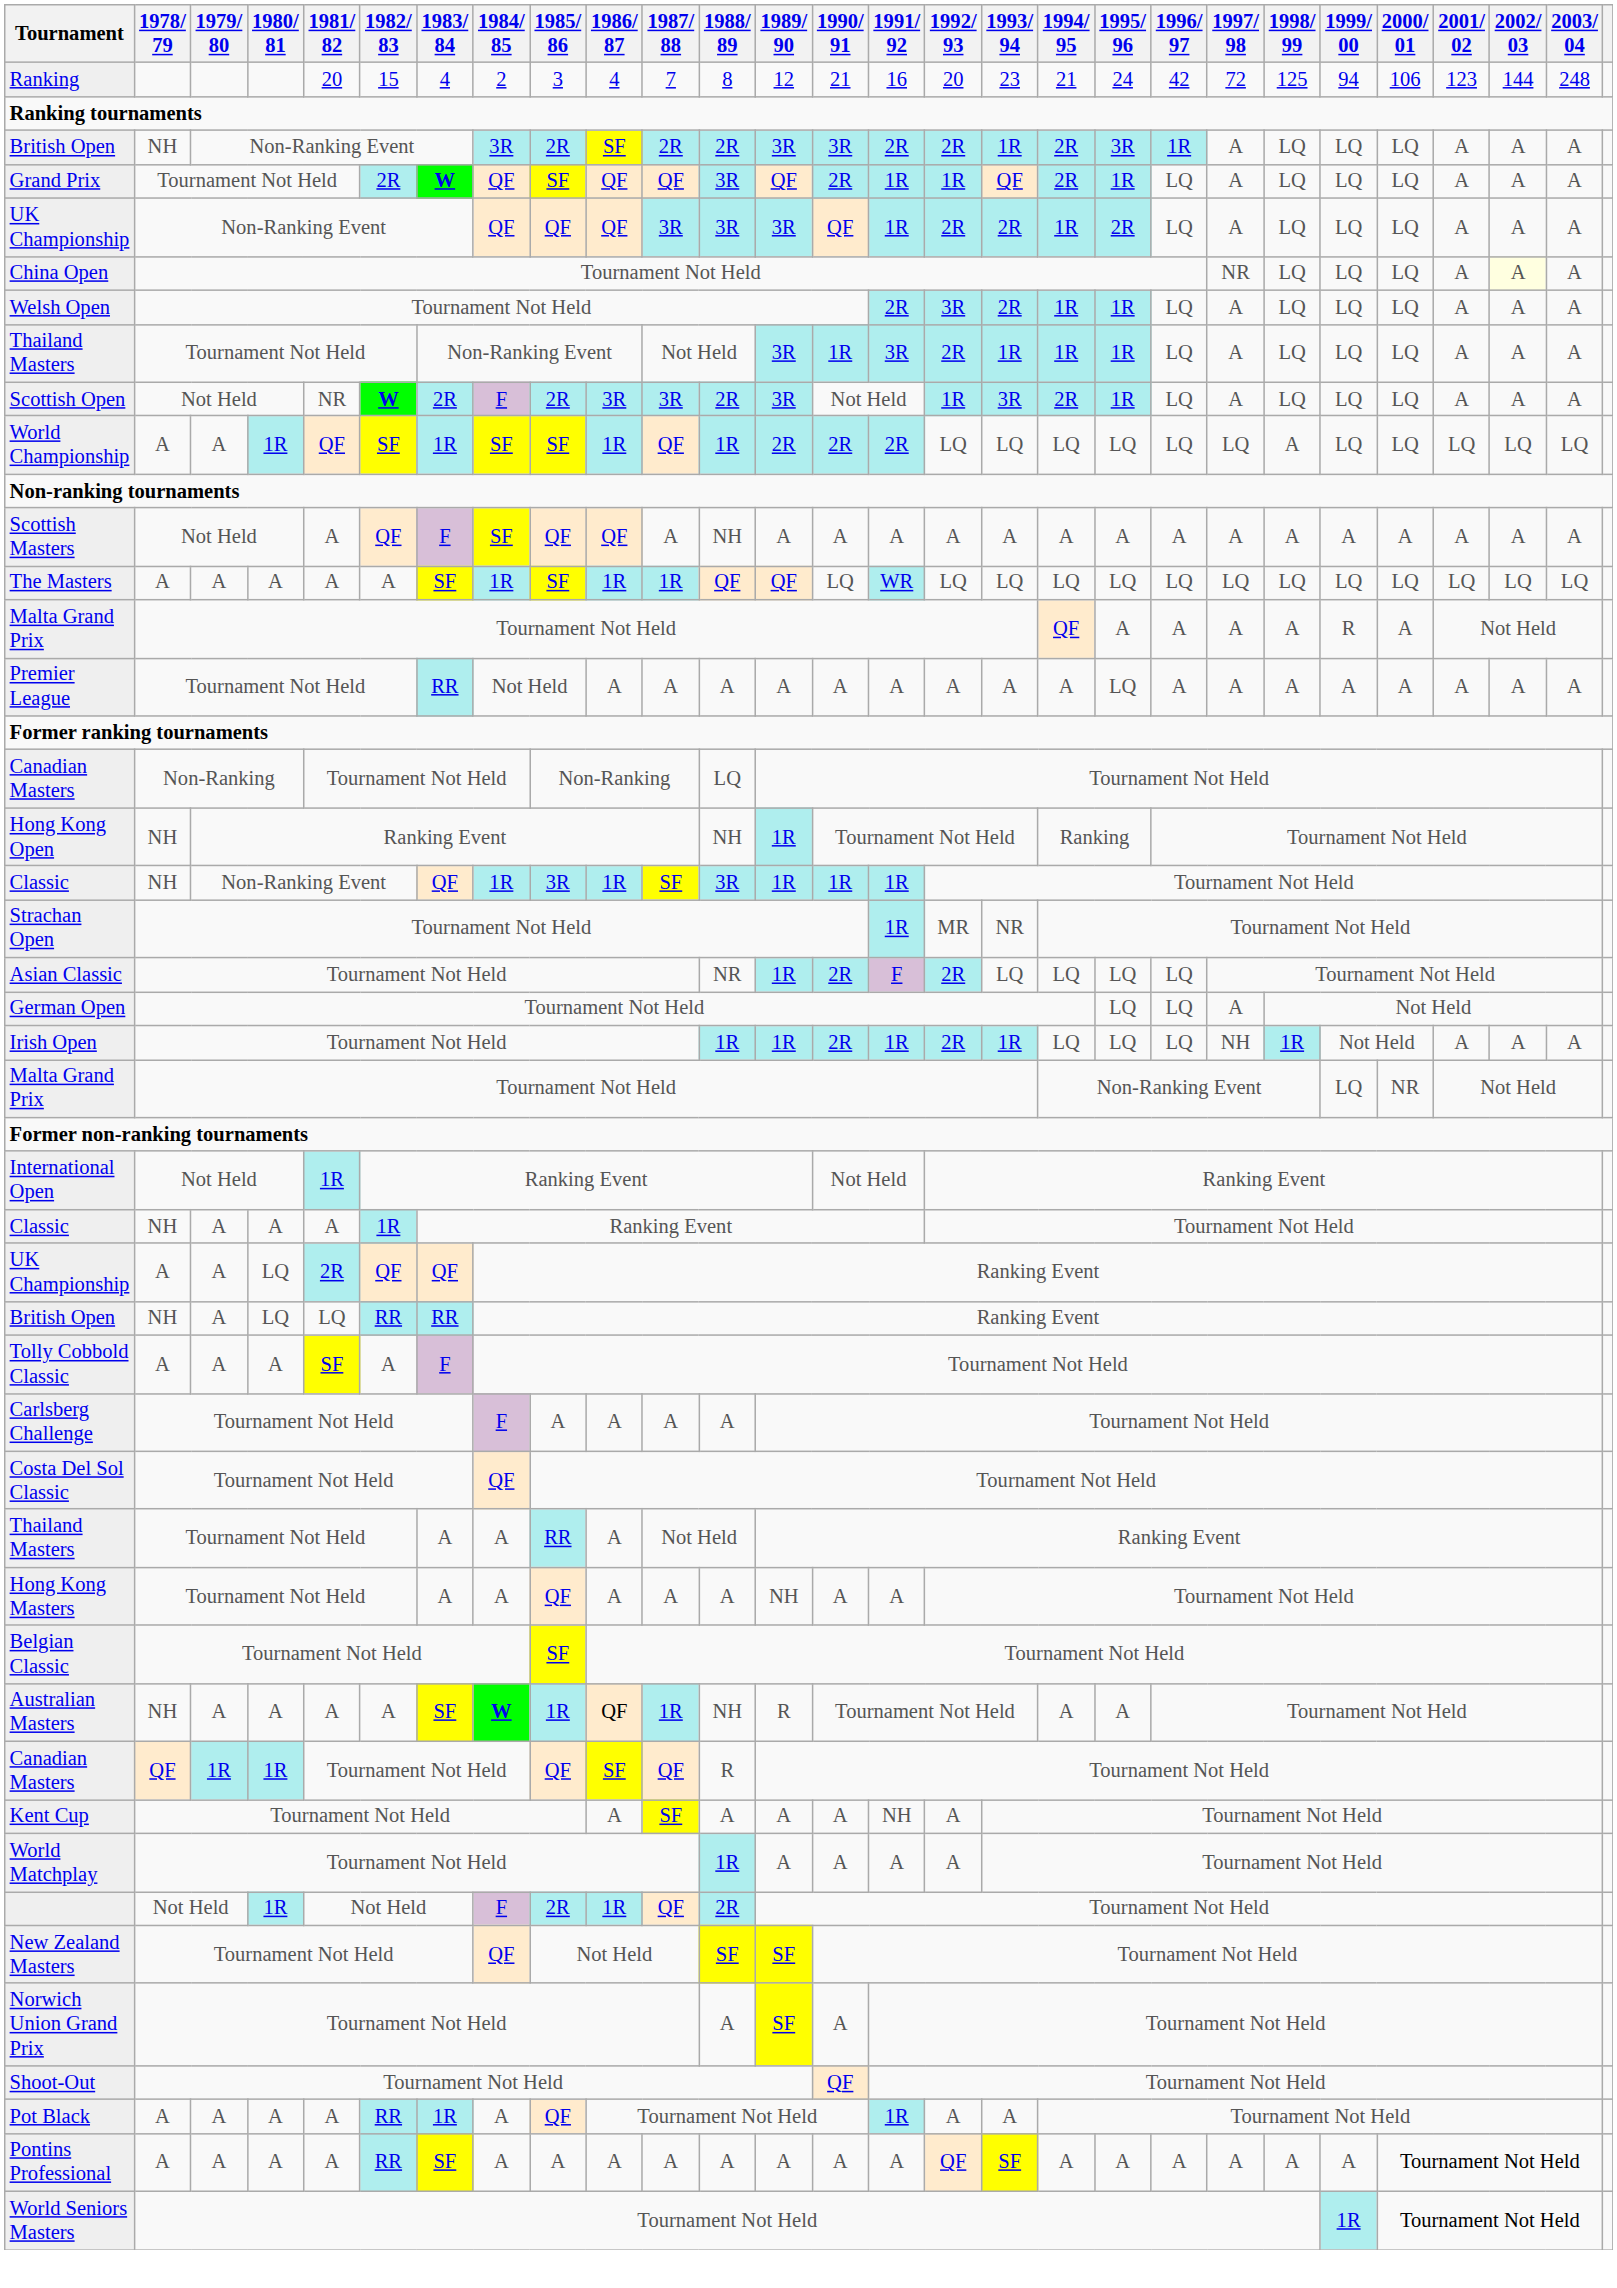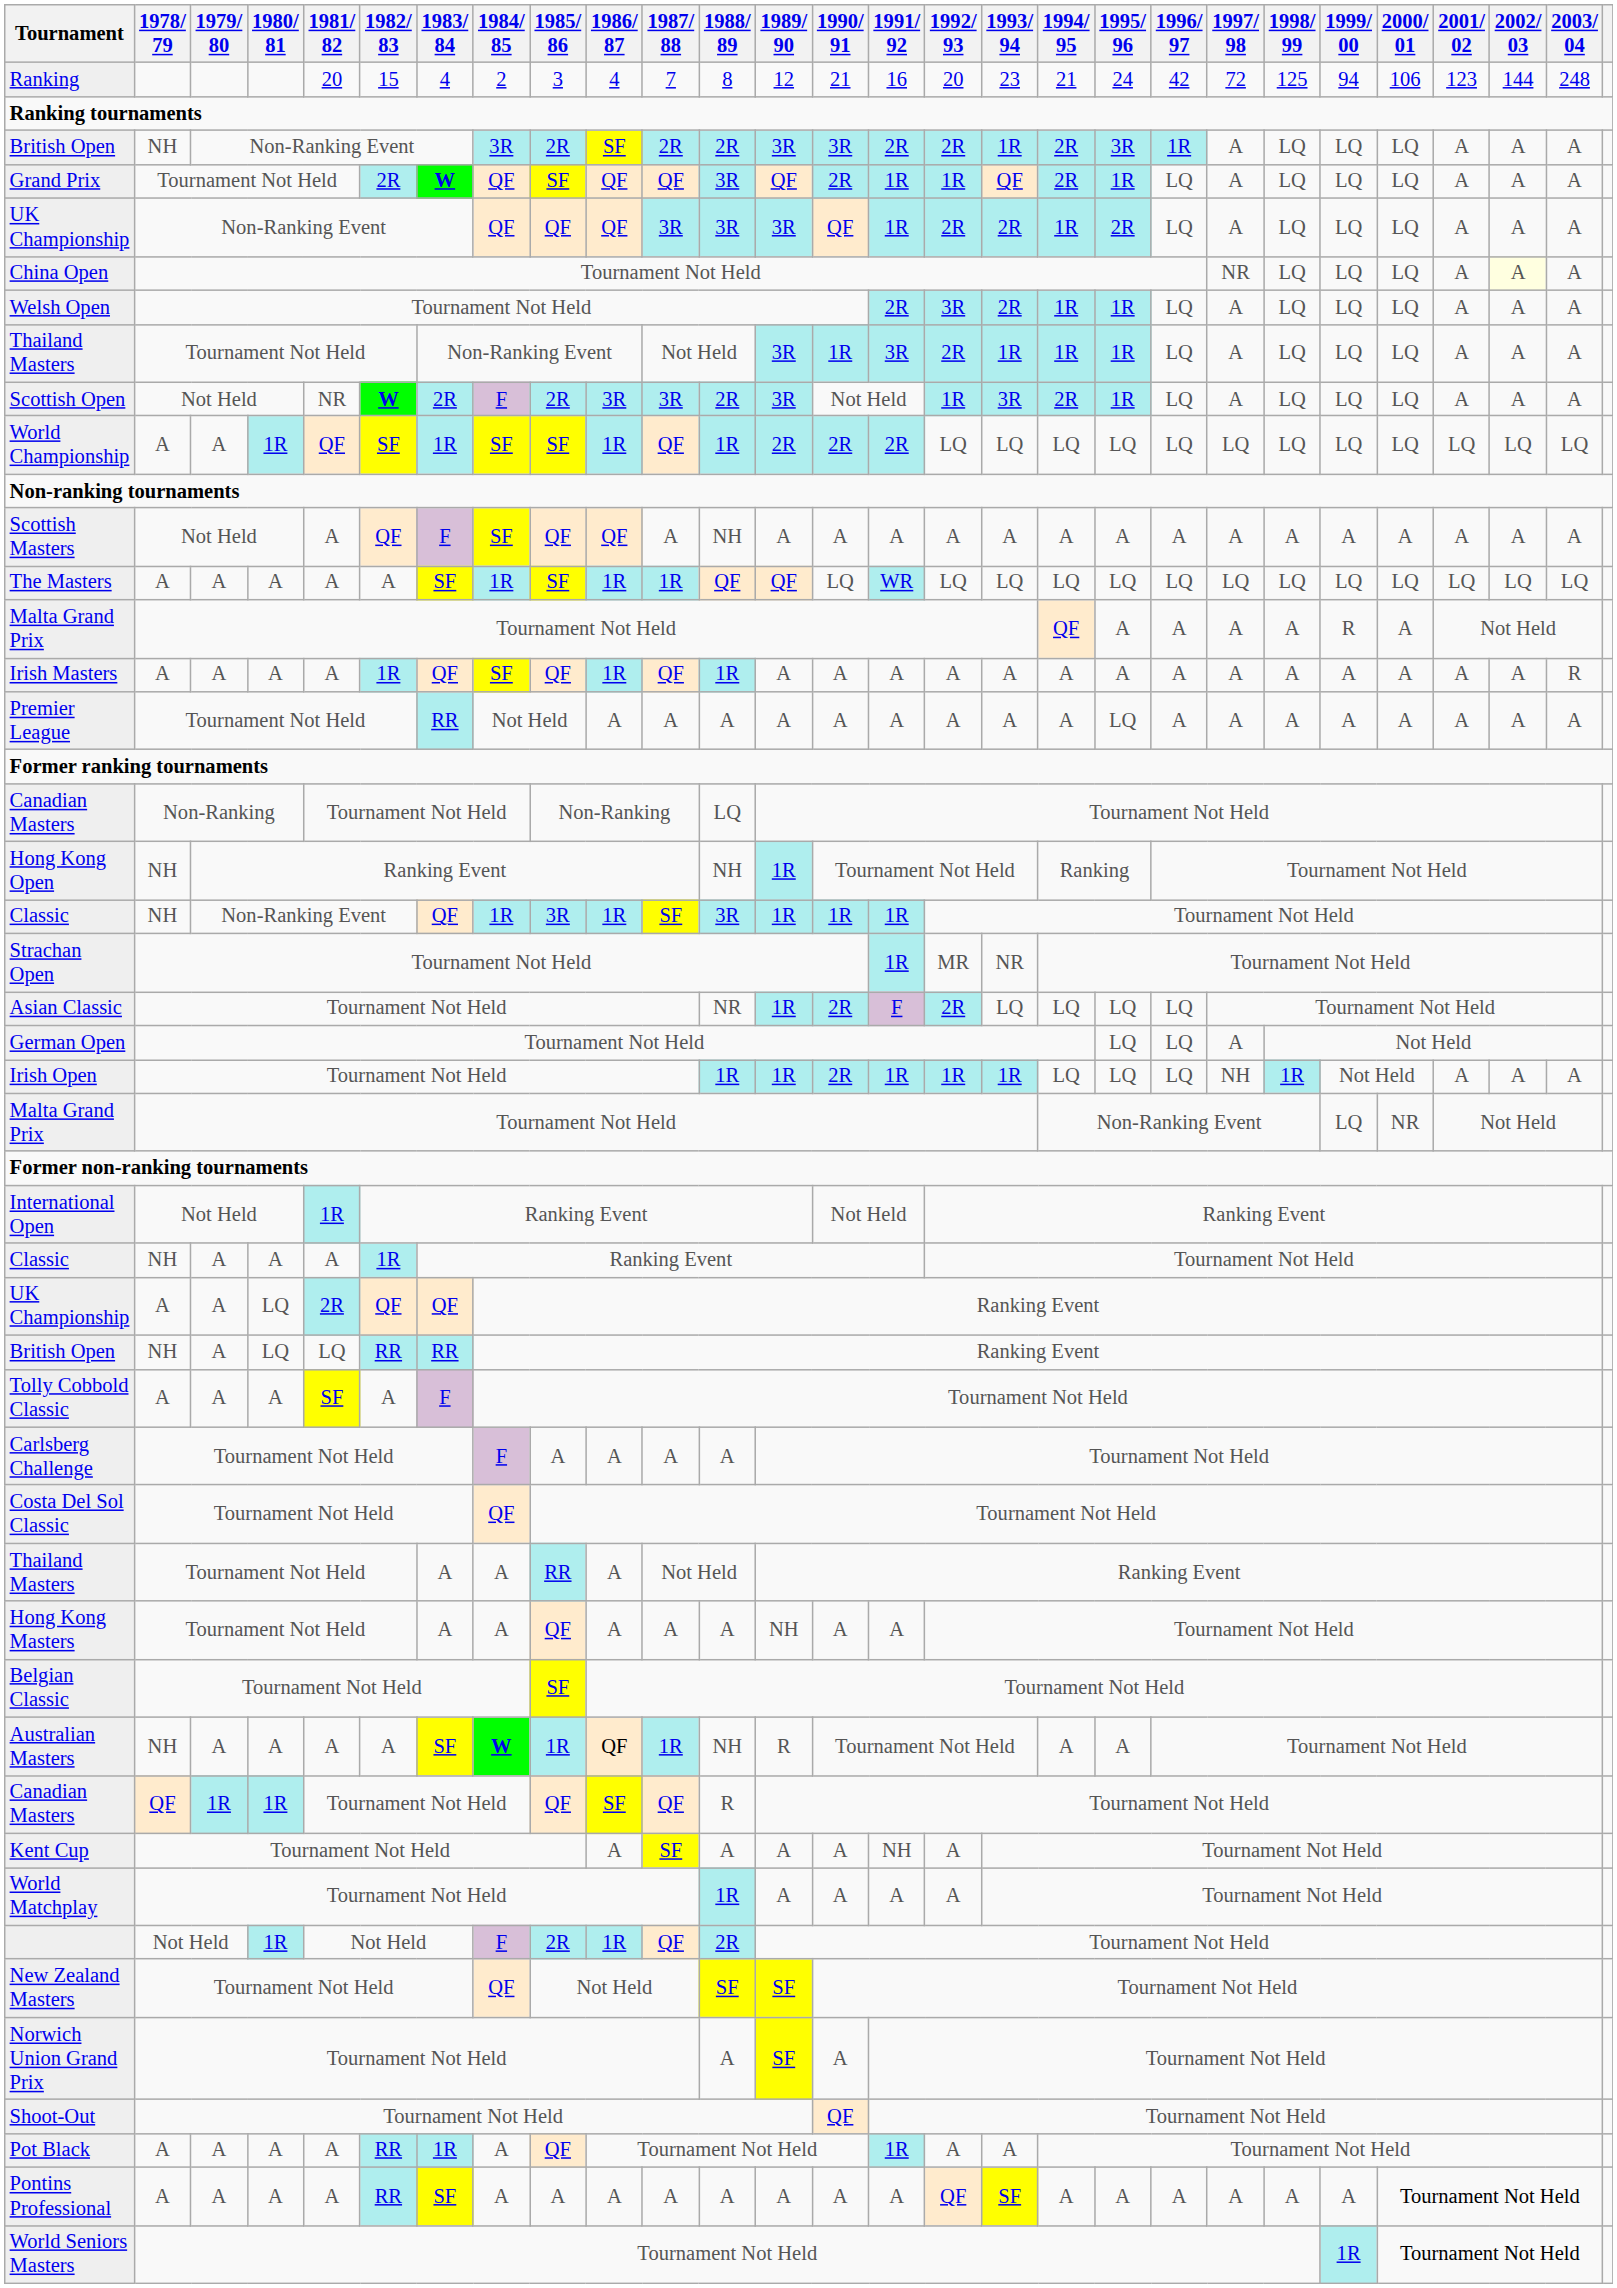(1292, 444) A -> (1292, 444) LQ
+ row: (63, 674)
(953, 1041) 2R -> (953, 1075) 1R
